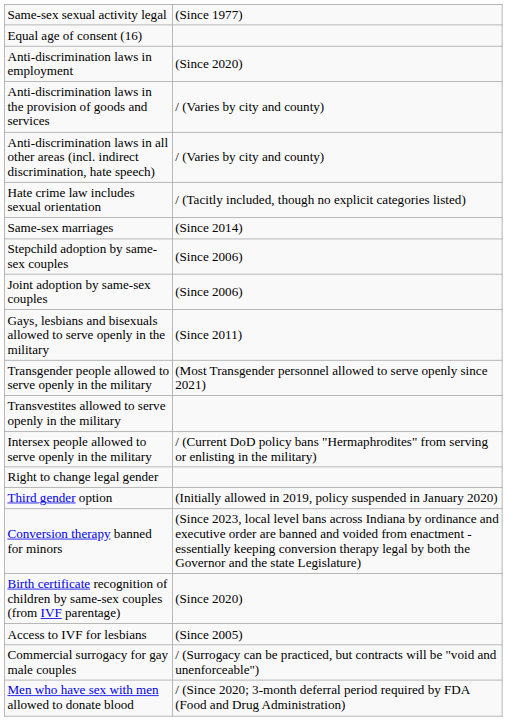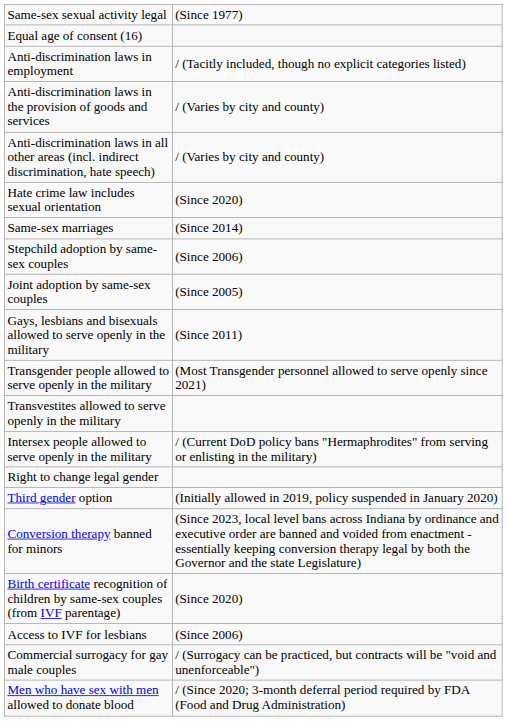(209, 63) (Since 2020) -> (320, 63) / (Tacitly included, though no explicit categories listed)
(320, 200) / (Tacitly included, though no explicit categories listed) -> (209, 200) (Since 2020)
(209, 292) (Since 2006) -> (209, 292) (Since 2005)
(209, 634) (Since 2005) -> (209, 634) (Since 2006)
